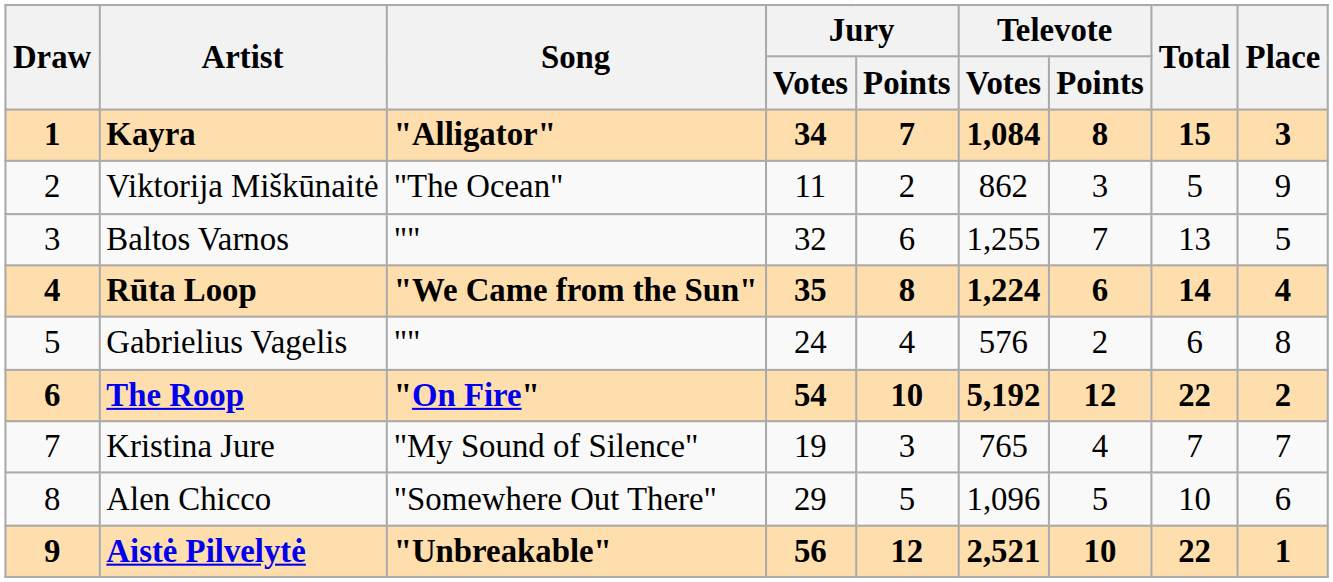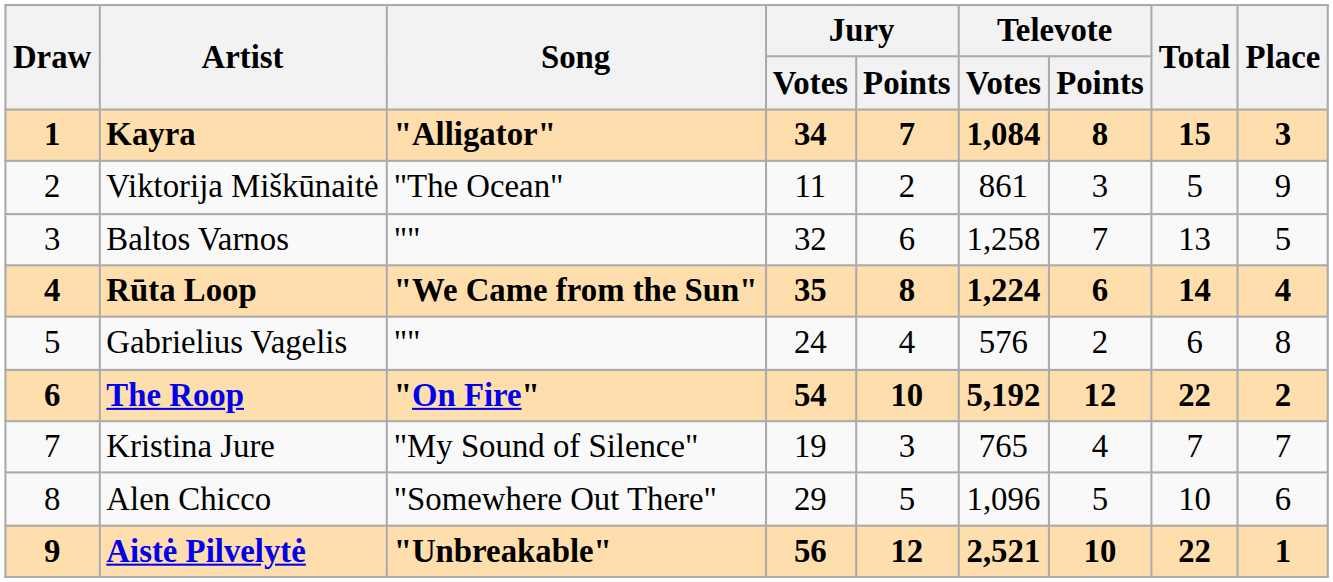(1003, 186) 862 -> (1003, 186) 861
(1003, 238) 1,255 -> (1003, 238) 1,258
